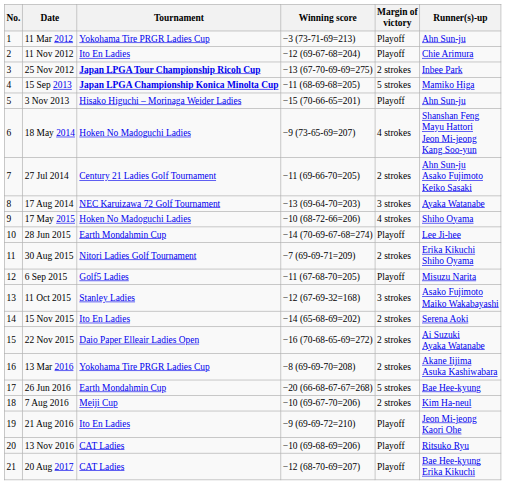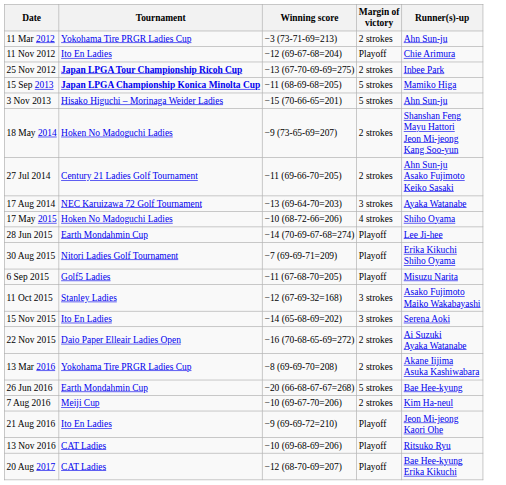- column: (13, 18)
(391, 39) Playoff -> (376, 39) 2 strokes
(391, 101) Playoff -> (376, 101) 5 strokes
(394, 133) 4 strokes -> (376, 133) 2 strokes
(394, 255) 2 strokes -> (373, 255) Playoff
(394, 319) 2 strokes -> (376, 319) 3 strokes
